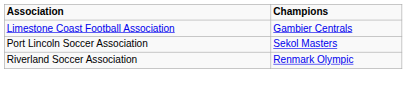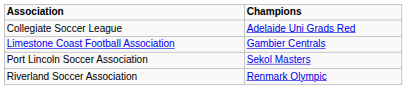+ row: (64, 28)
